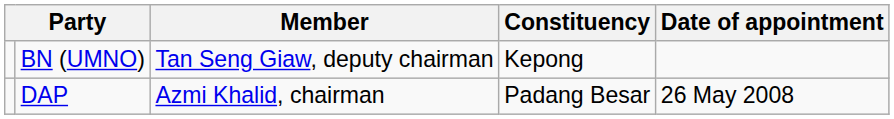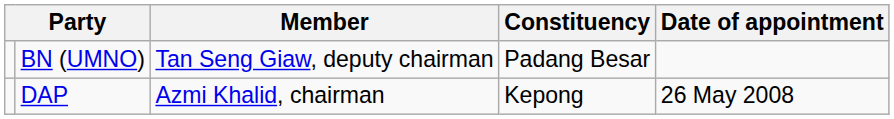(544, 59) Kepong -> (577, 59) Padang Besar
(577, 95) Padang Besar -> (544, 95) Kepong
